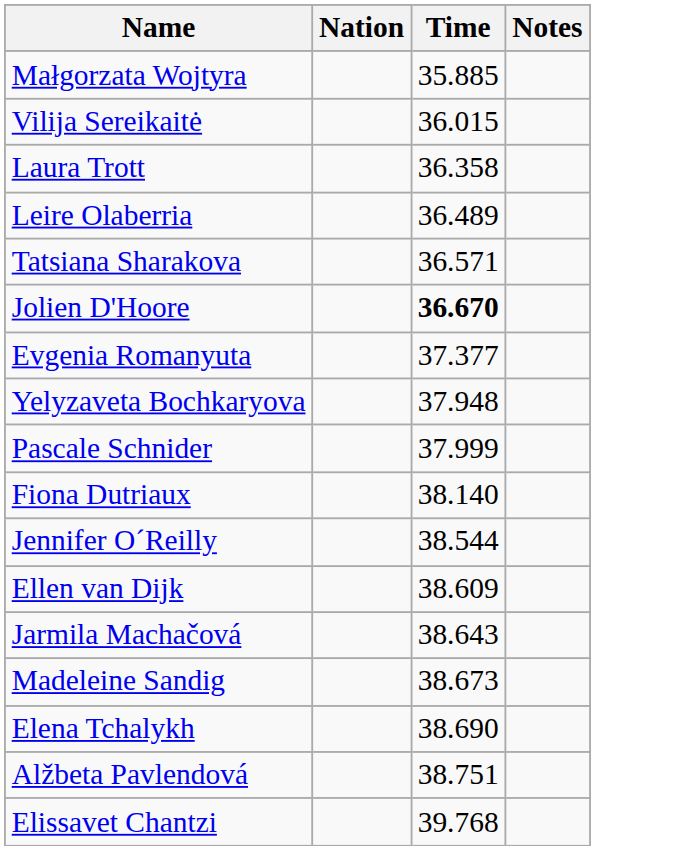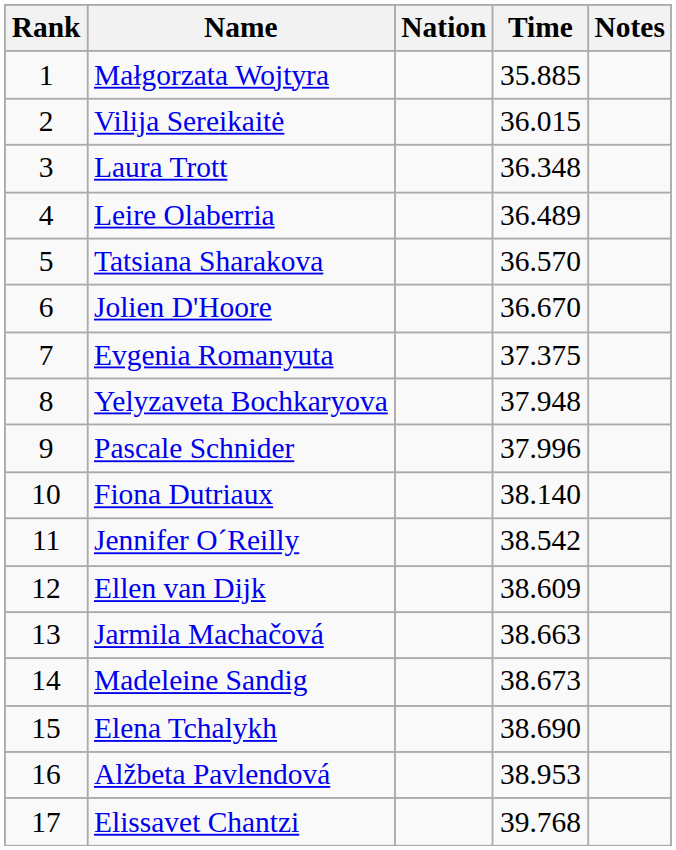+ column: (46, 27)
(458, 167) 36.358 -> (540, 167) 36.348
(458, 261) 36.571 -> (540, 261) 36.570
(458, 307) bold -> (540, 307) normal
(458, 354) 37.377 -> (540, 354) 37.375
(458, 448) 37.999 -> (540, 448) 37.996
(458, 541) 38.544 -> (540, 541) 38.542
(458, 634) 38.643 -> (540, 634) 38.663
(458, 774) 38.751 -> (540, 774) 38.953
